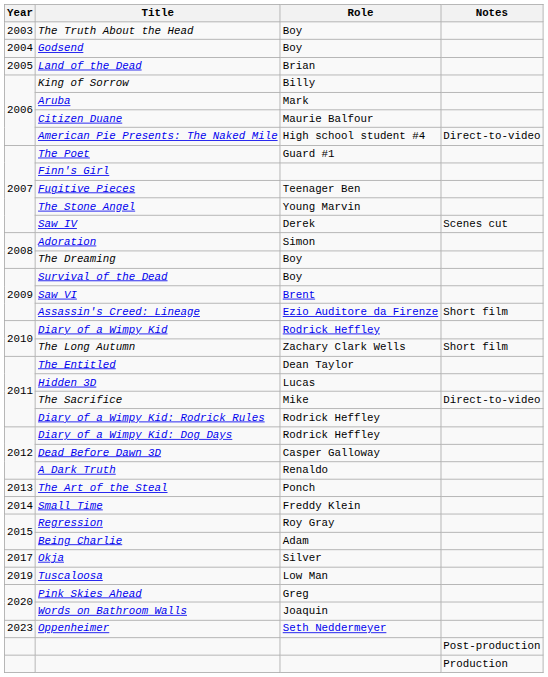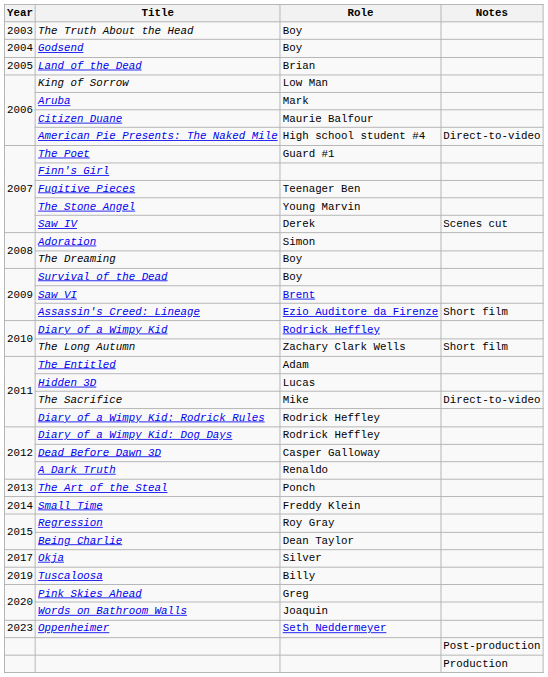(299, 84) Billy -> (305, 84) Low Man
(318, 365) Dean Taylor -> (296, 365) Adam
(296, 541) Adam -> (318, 541) Dean Taylor
(305, 576) Low Man -> (299, 576) Billy
